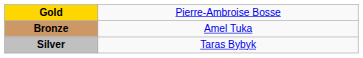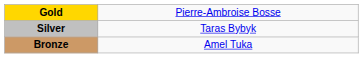rows swapped: (51, 45) <-> (51, 28)
